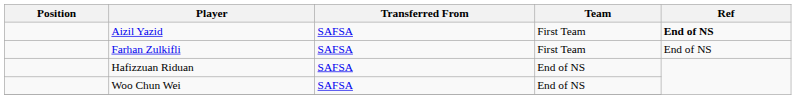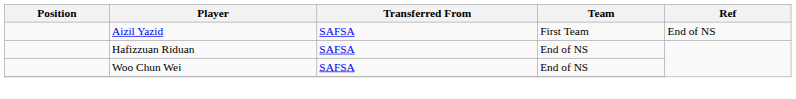(689, 31) bold -> (691, 31) normal
- row: (146, 49)
